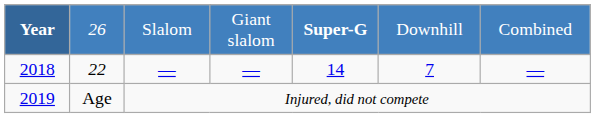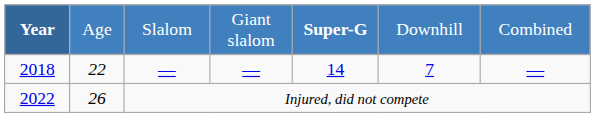(97, 29) 26 -> (97, 29) Age
(37, 98) 2019 -> (37, 98) 2022
(97, 98) Age -> (97, 98) 26
